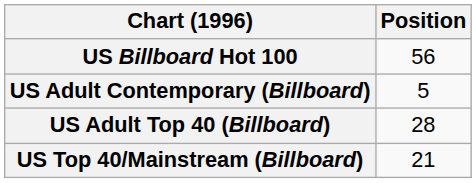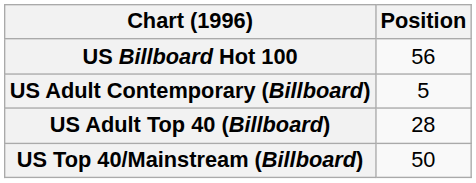(423, 159) 21 -> (423, 159) 50
